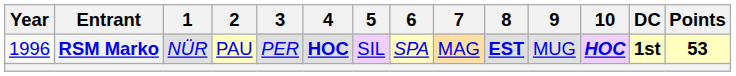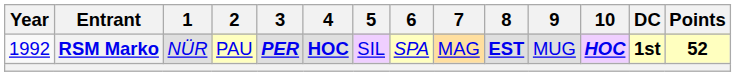(29, 49) 1996 -> (29, 49) 1992
(280, 49) normal -> (280, 49) bold
(698, 49) 53 -> (698, 49) 52
